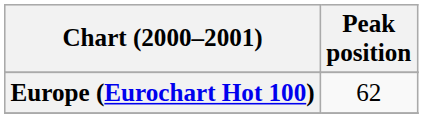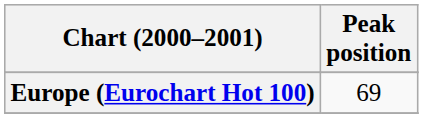(369, 92) 62 -> (369, 92) 69
